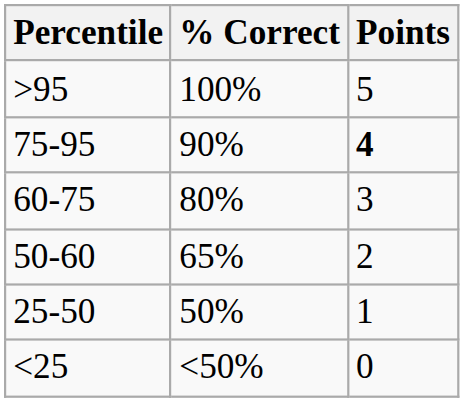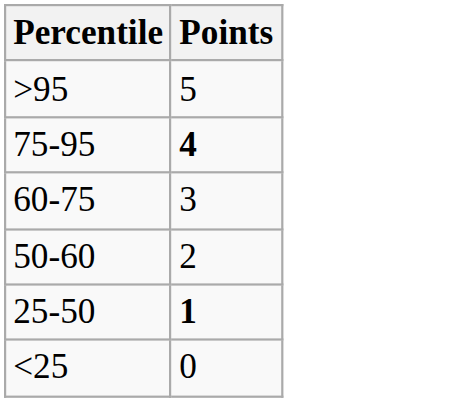- column: (260, 32)
(365, 311) normal -> (188, 311) bold
